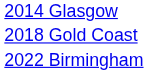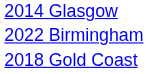rows swapped: (71, 35) <-> (74, 60)
